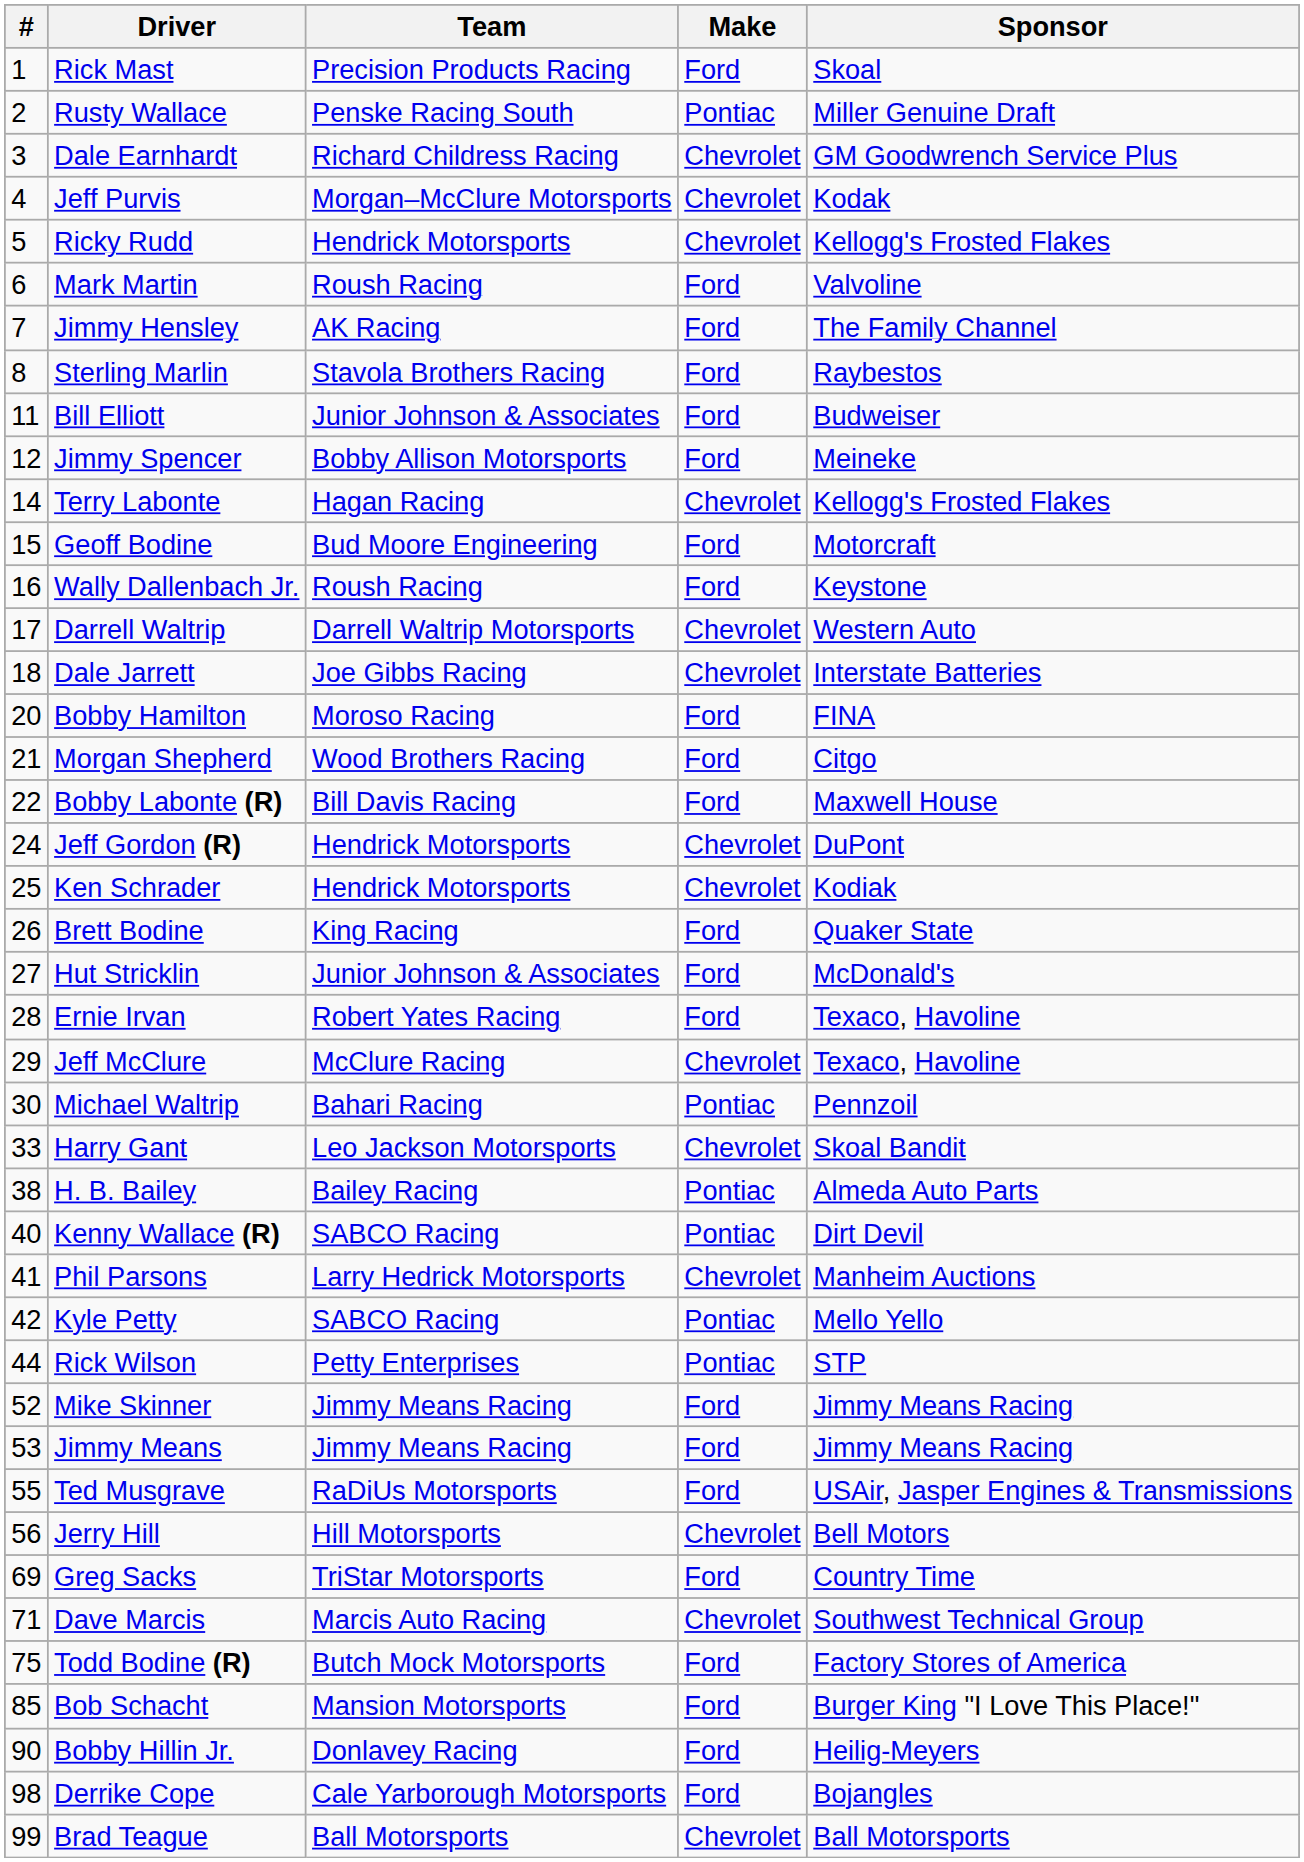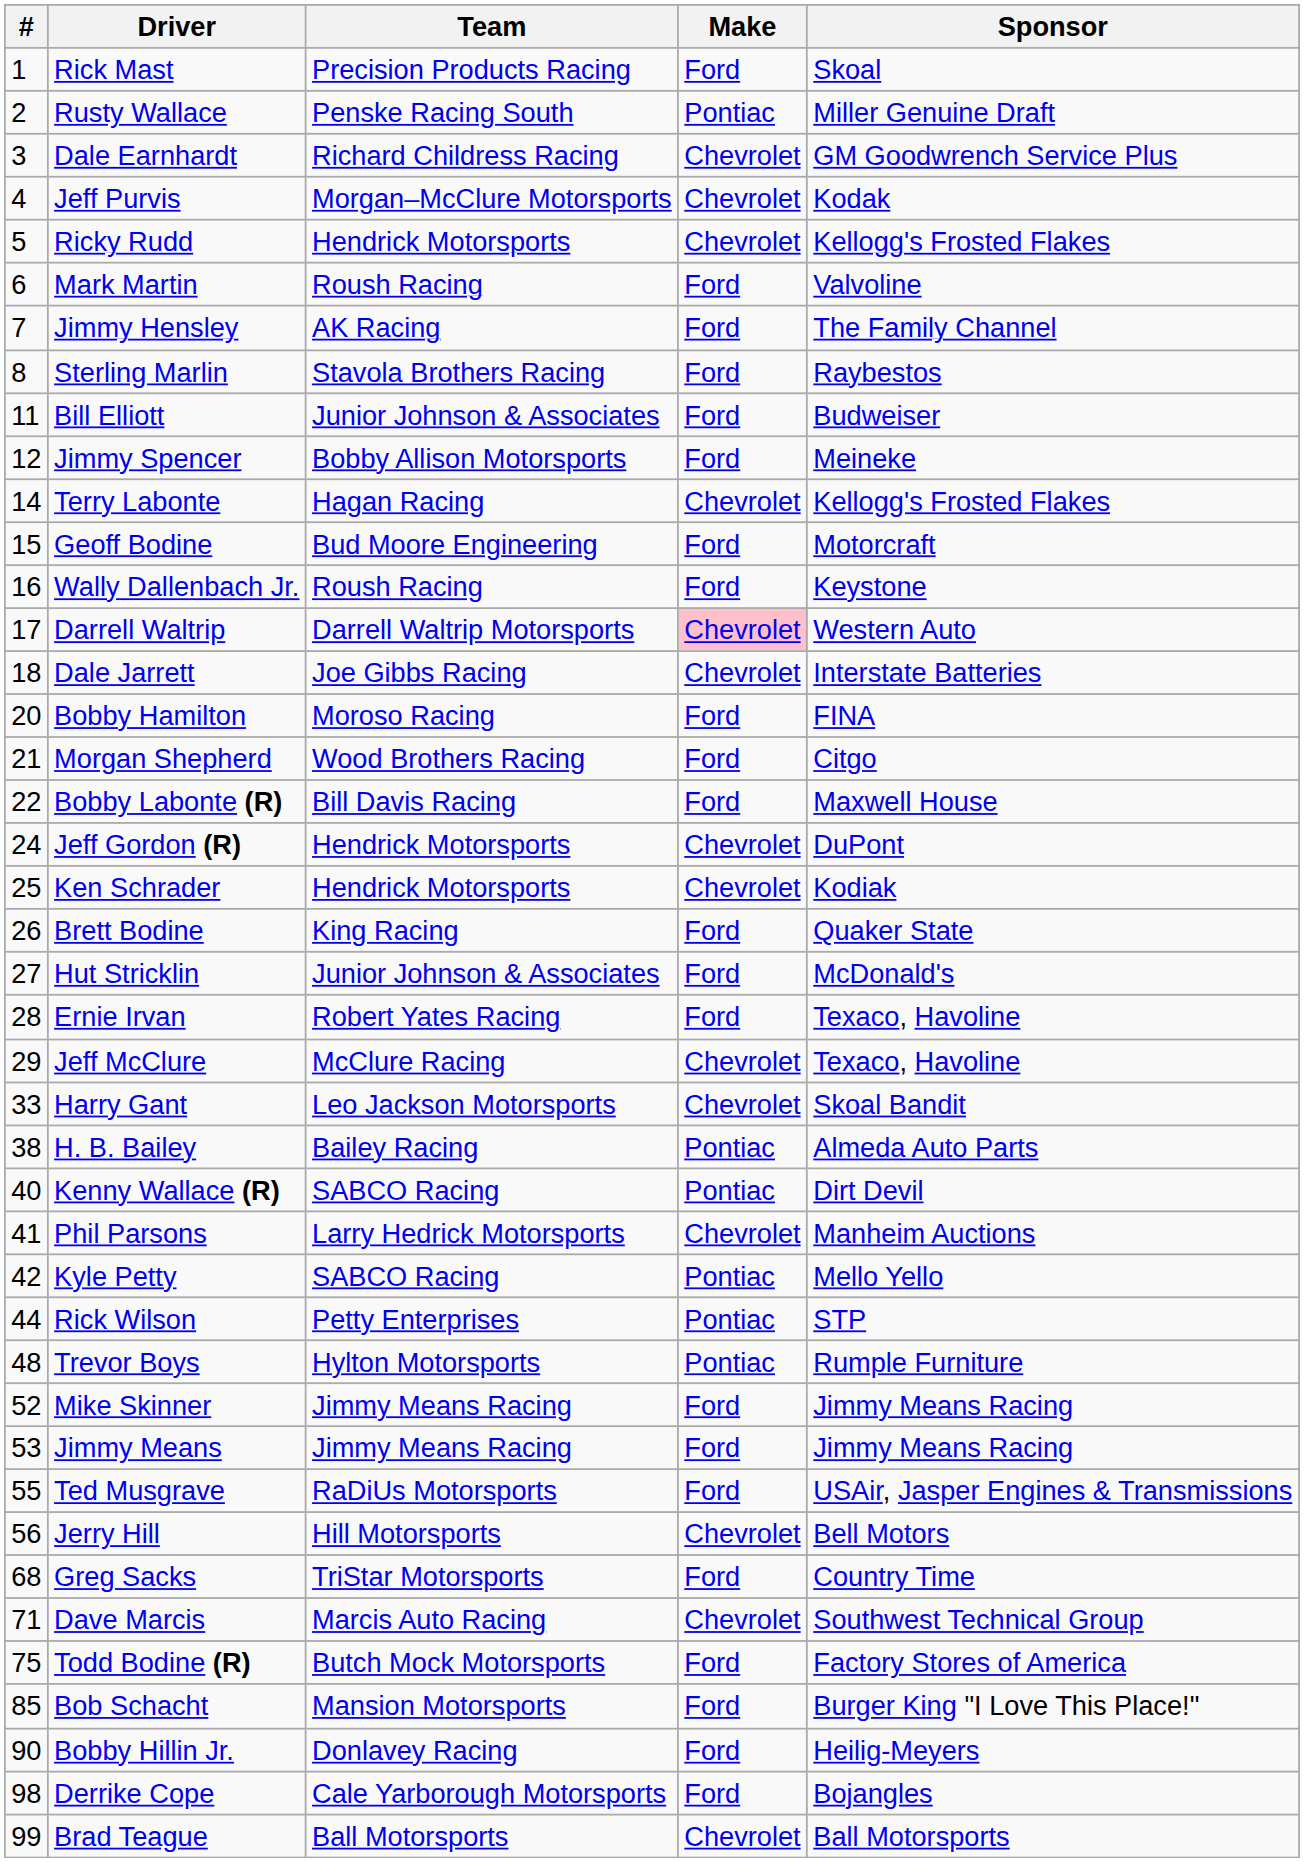(742, 630) no background -> (742, 630) pink background
- row: (147, 1103)
+ row: (127, 1362)
(26, 1577) 69 -> (26, 1577) 68
